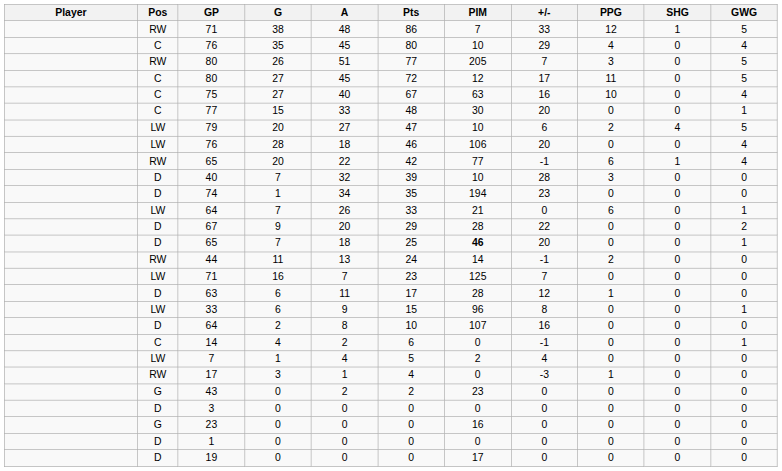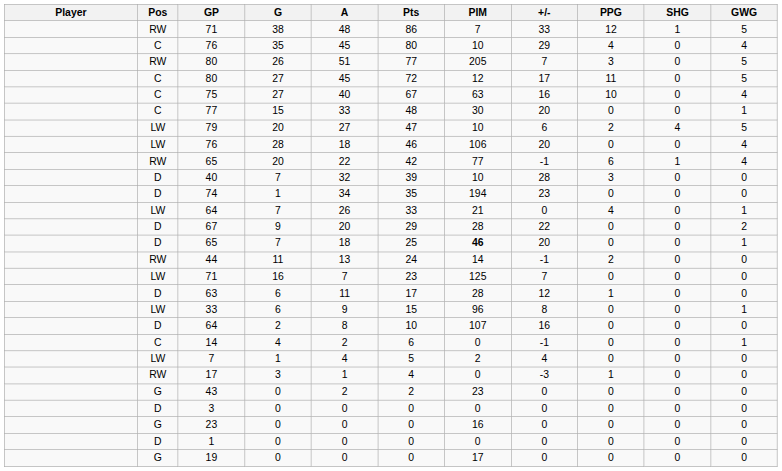(611, 210) 6 -> (611, 210) 4
(158, 458) D -> (158, 458) G
